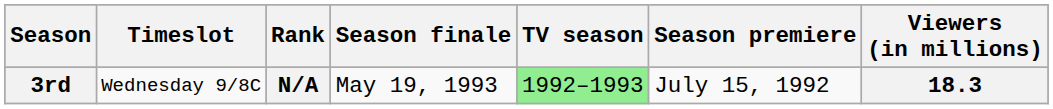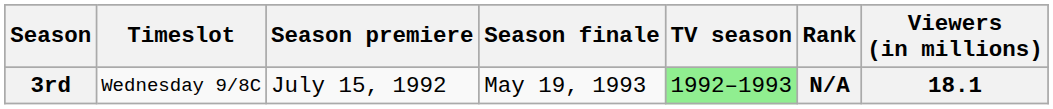columns swapped: (755, 36) <-> (298, 36)
(955, 86) 18.3 -> (955, 86) 18.1
